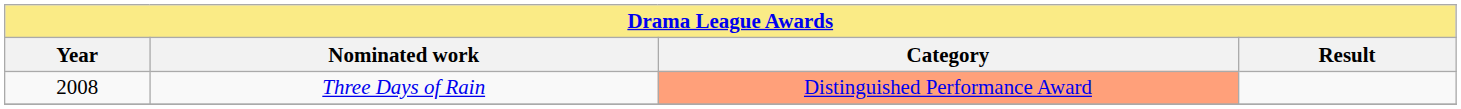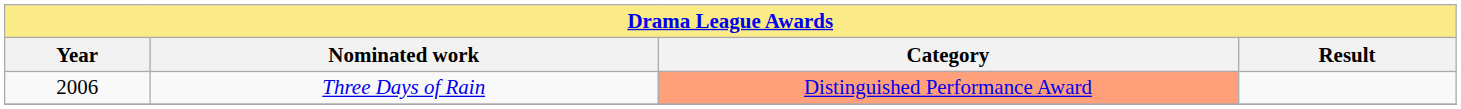(77, 87) 2008 -> (77, 87) 2006
